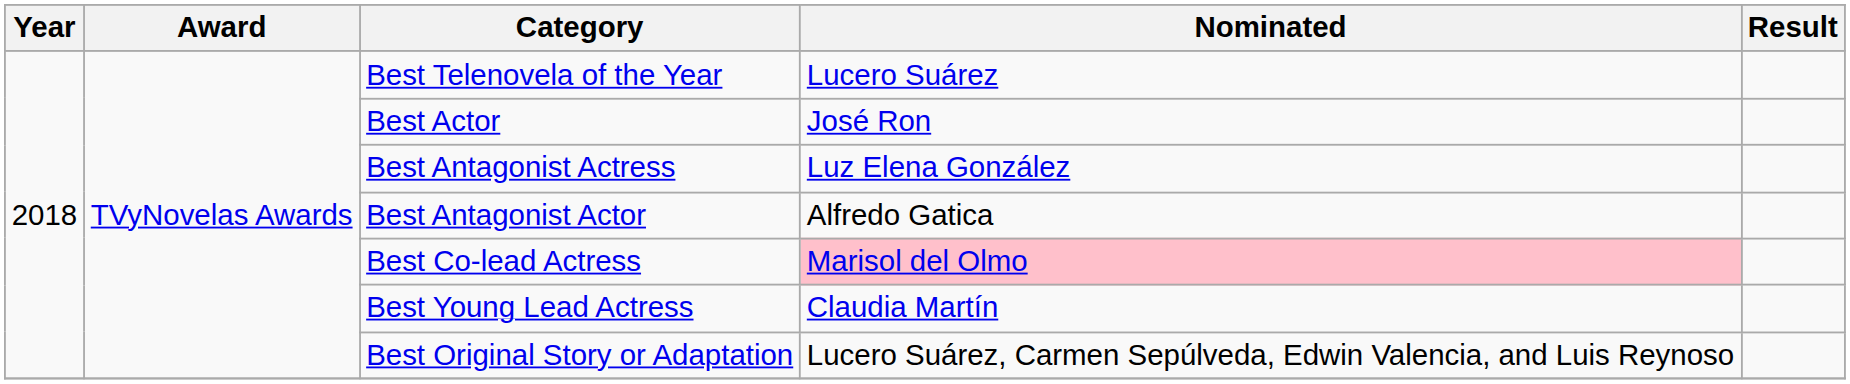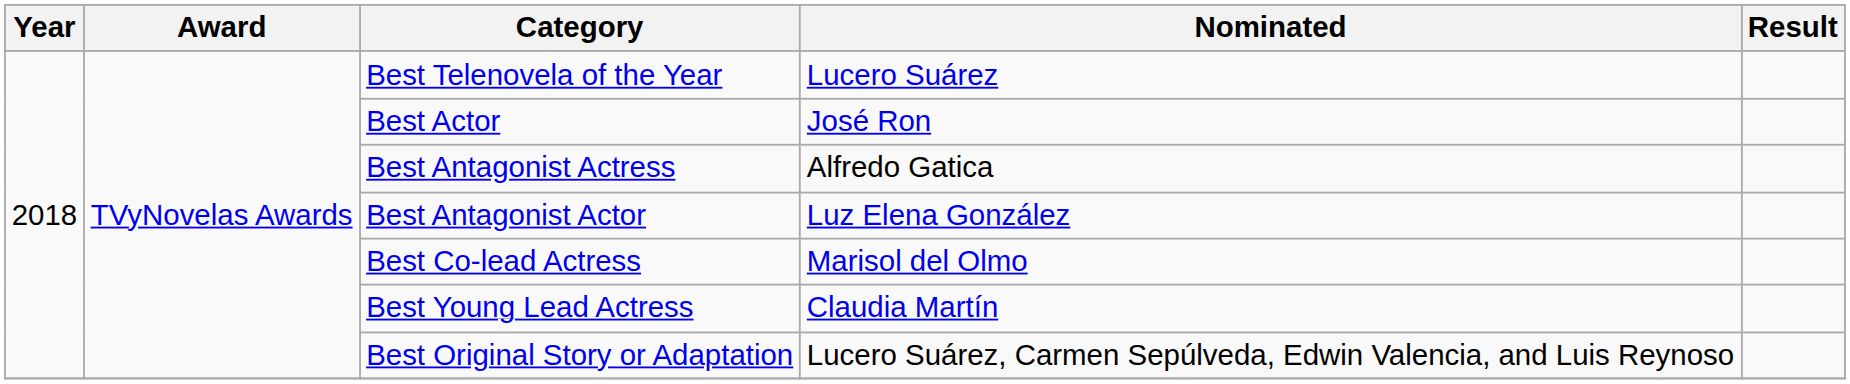(939, 167) Luz Elena González -> (900, 167) Alfredo Gatica
(900, 214) Alfredo Gatica -> (939, 214) Luz Elena González
(917, 261) pink background -> (917, 261) no background
